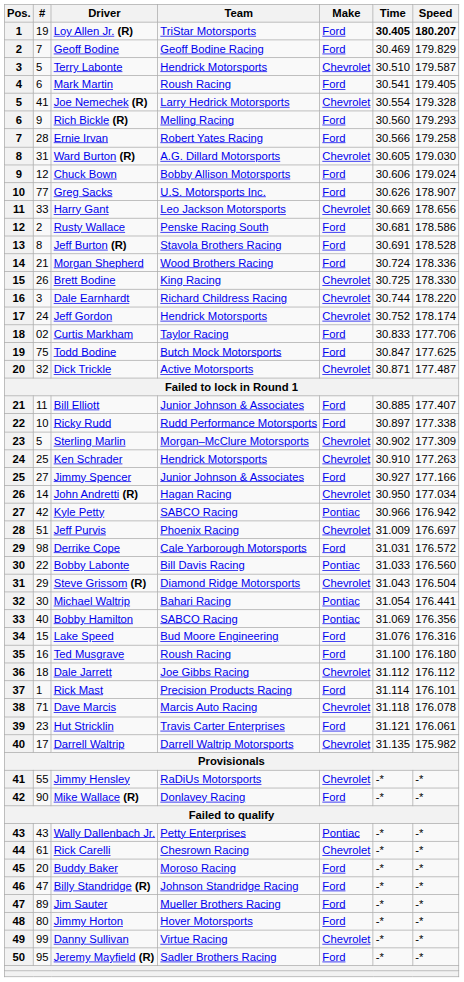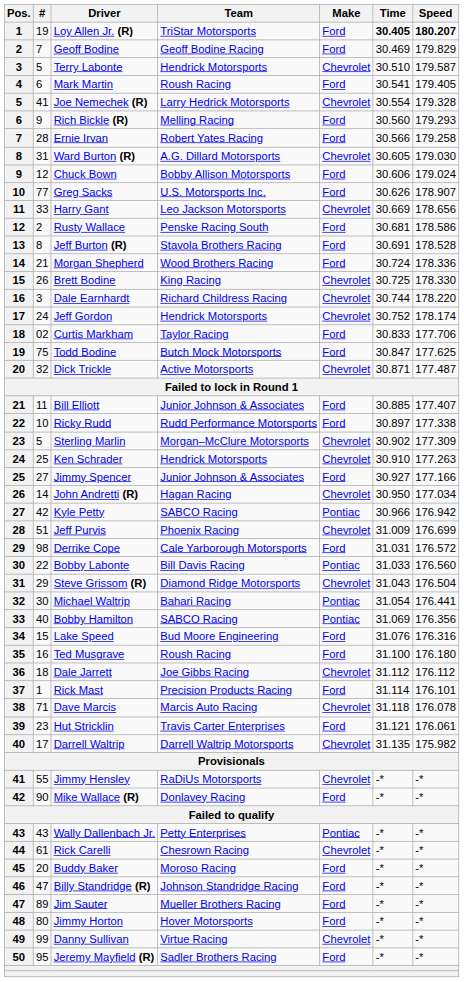(436, 530) 176.697 -> (436, 530) 176.699
